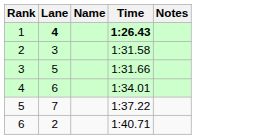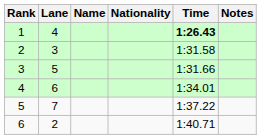+ column: (141, 13)
(55, 32) bold -> (55, 32) normal
